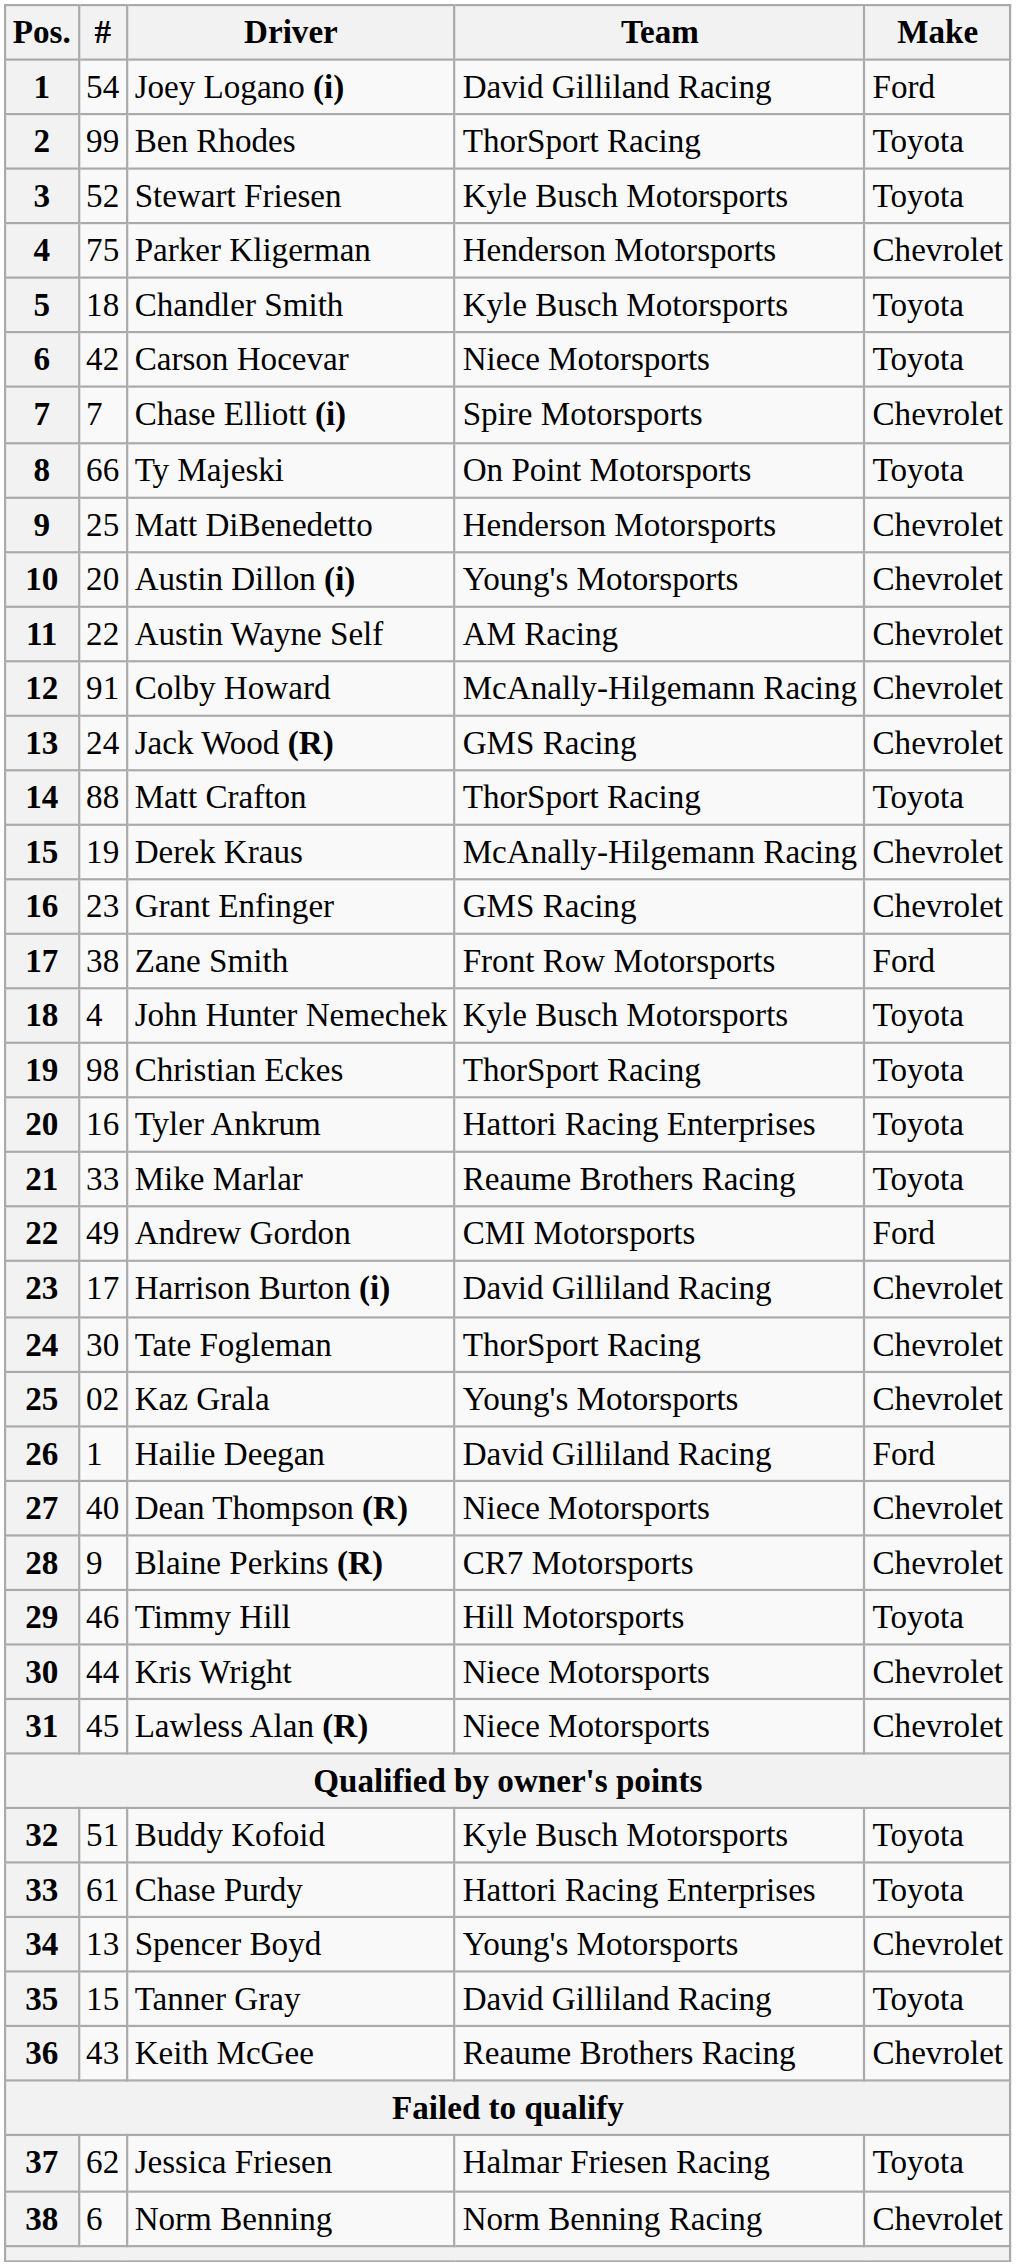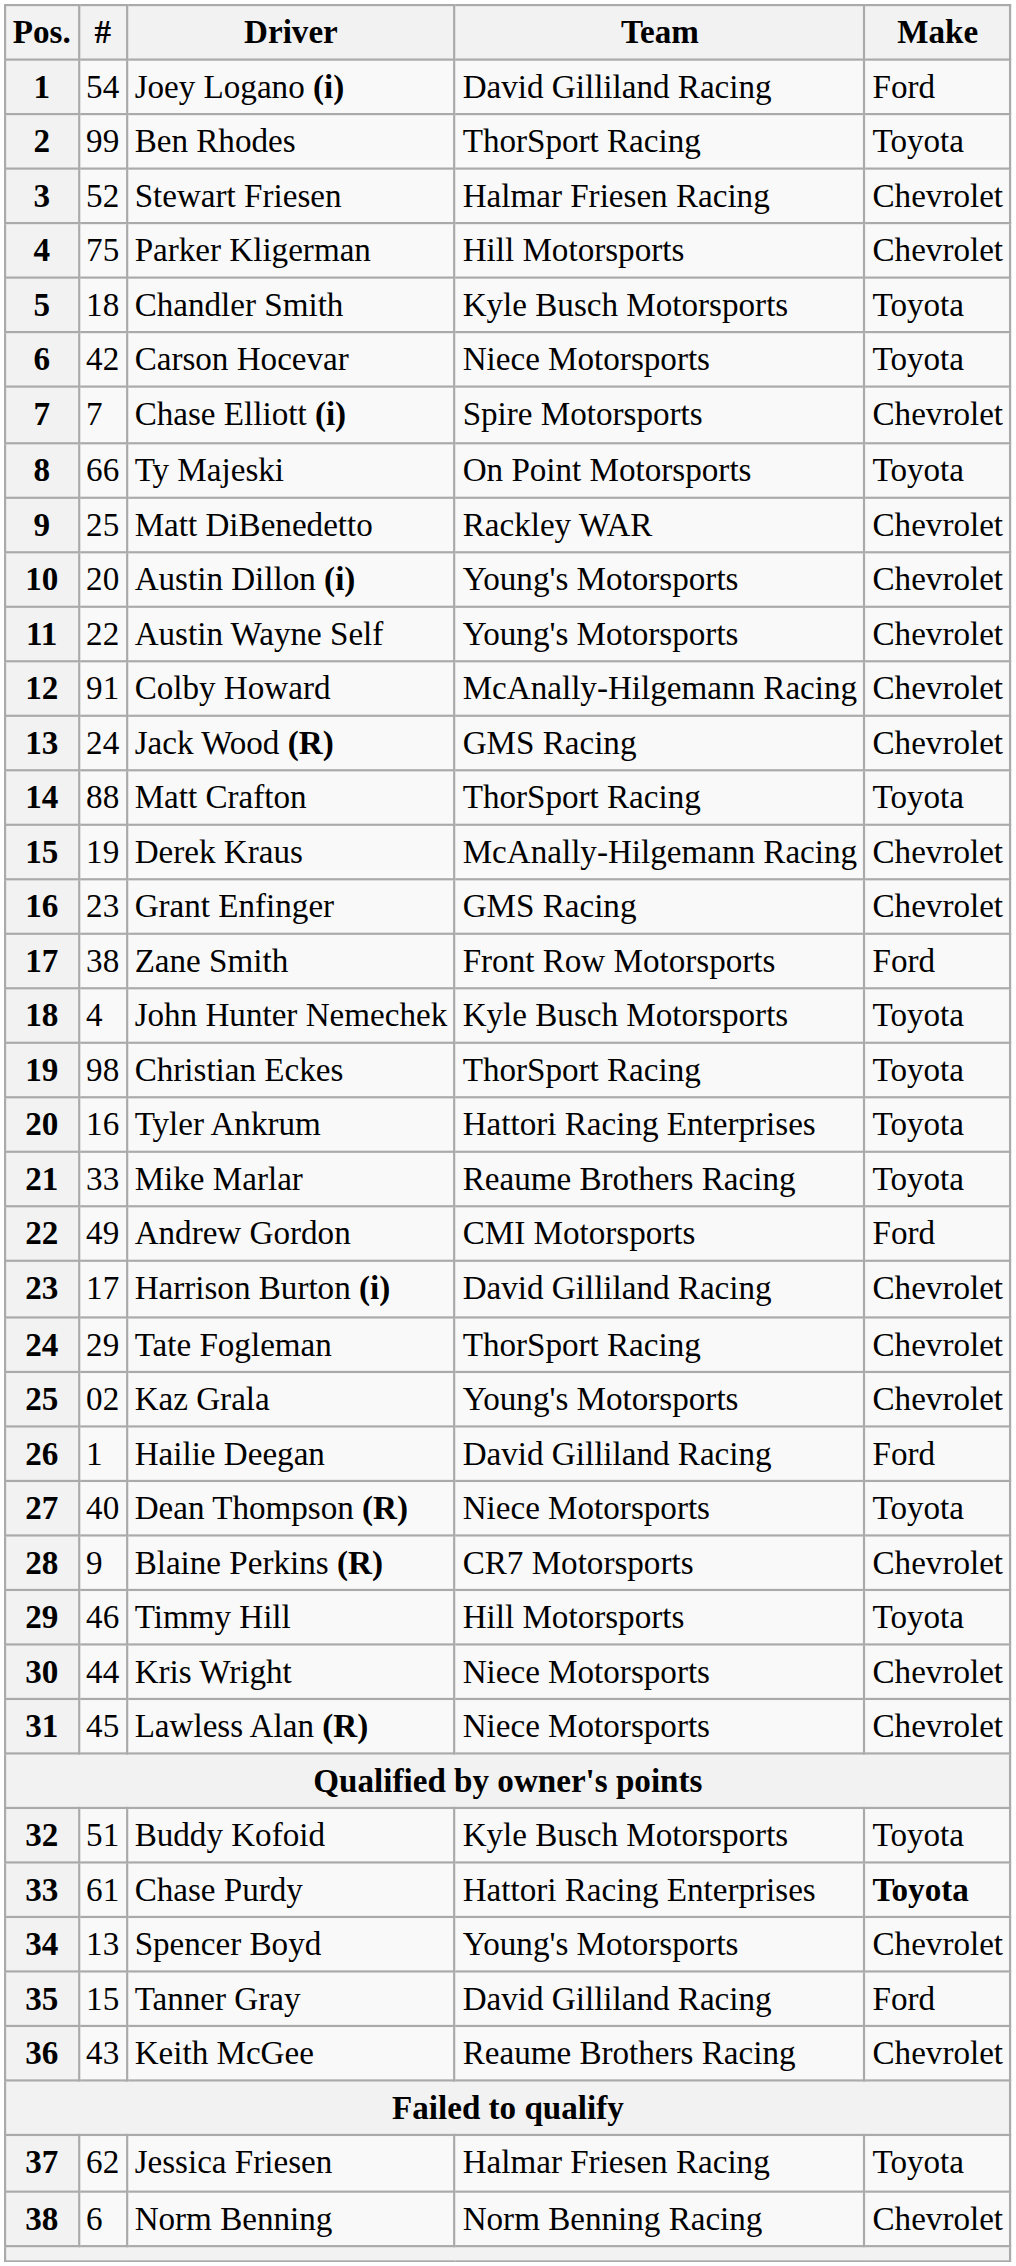(625, 195) Kyle Busch Motorsports -> (616, 195) Halmar Friesen Racing
(918, 195) Toyota -> (938, 195) Chevrolet
(619, 250) Henderson Motorsports -> (573, 250) Hill Motorsports
(619, 523) Henderson Motorsports -> (558, 523) Rackley WAR
(540, 633) AM Racing -> (601, 633) Young's Motorsports
(103, 1343) 30 -> (103, 1343) 29
(938, 1507) Chevrolet -> (918, 1507) Toyota
(918, 1889) normal -> (921, 1889) bold
(918, 1998) Toyota -> (904, 1998) Ford
